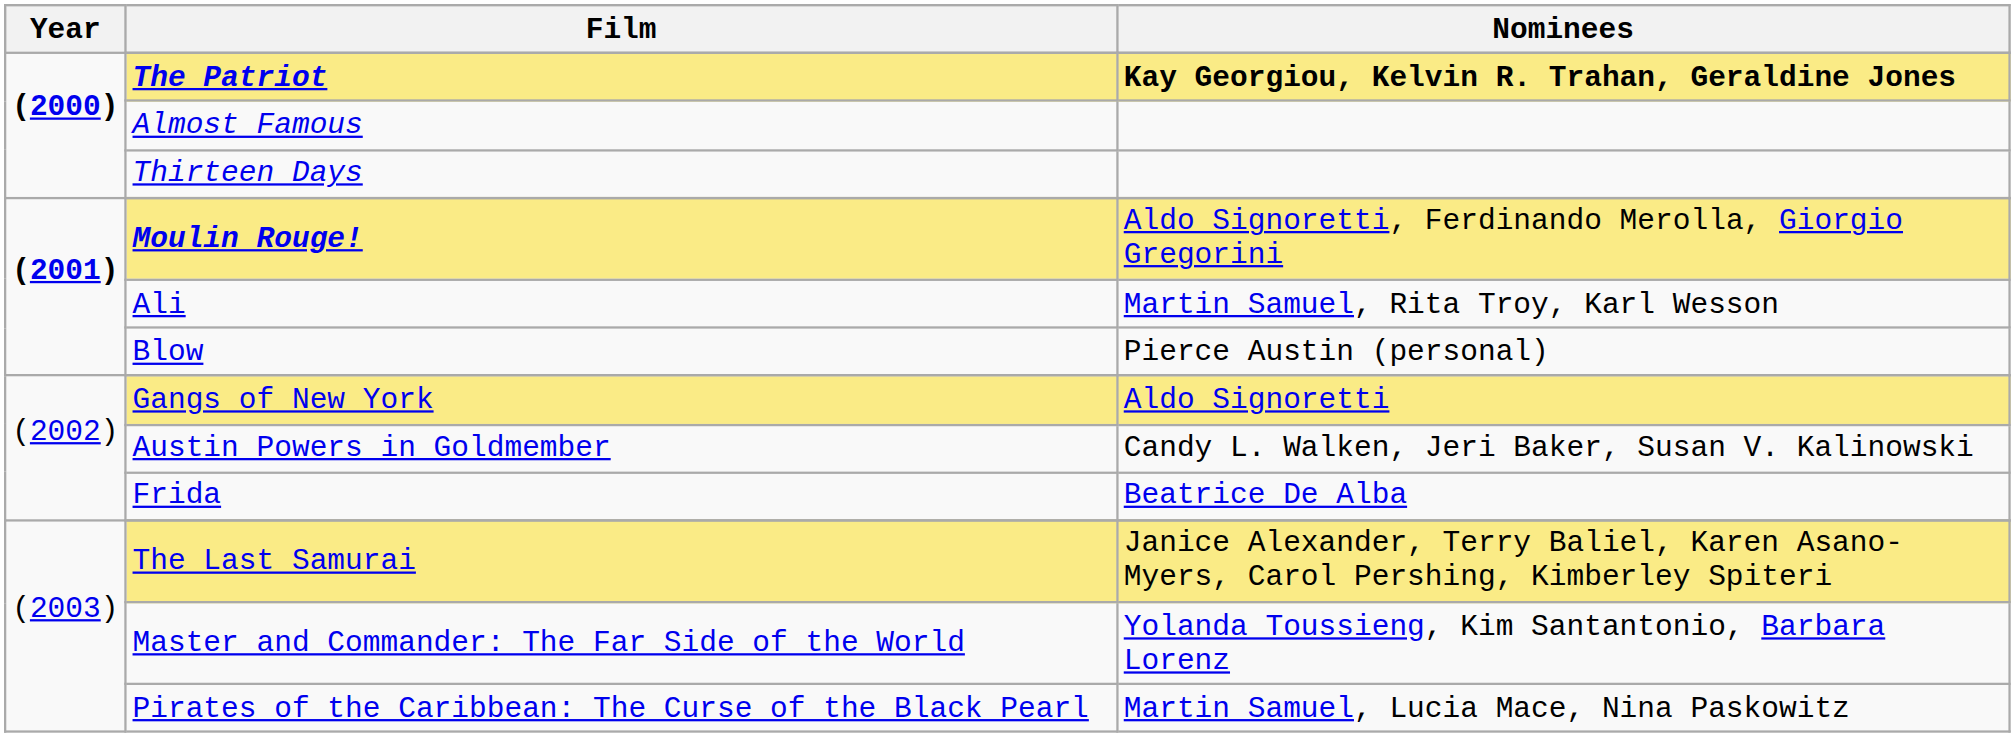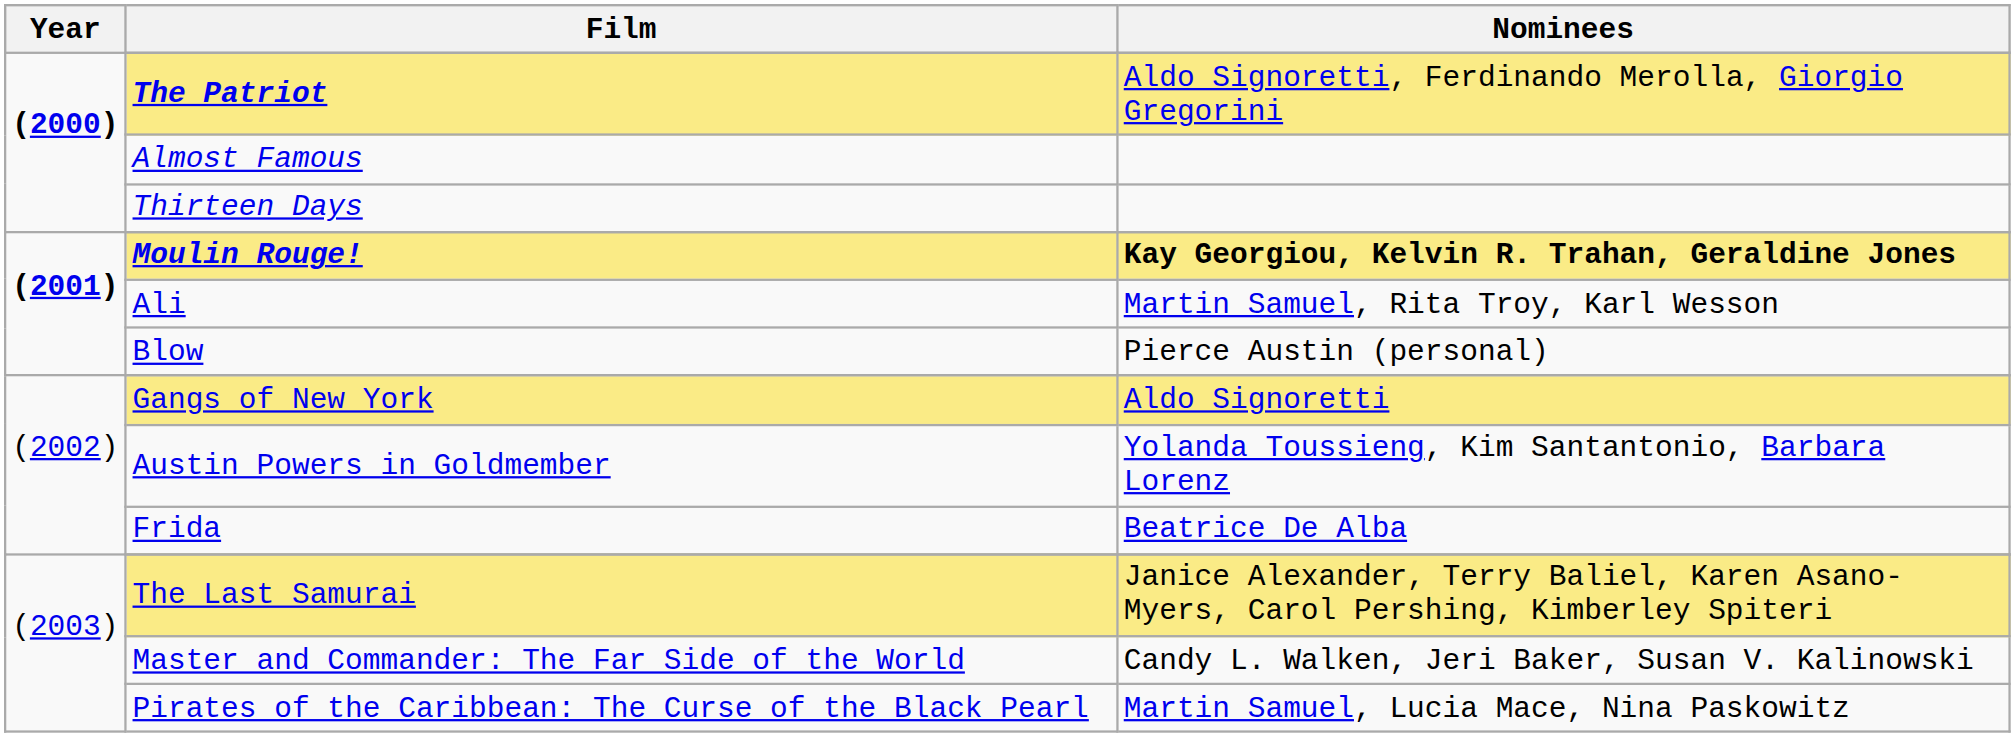(1540, 77) Kay Georgiou, Kelvin R. Trahan, Geraldine Jones -> (1513, 94) Aldo Signoretti, Ferdinando Merolla, Giorgio Gregorini
(1513, 239) Aldo Signoretti, Ferdinando Merolla, Giorgio Gregorini -> (1540, 256) Kay Georgiou, Kelvin R. Trahan, Geraldine Jones
(1549, 448) Candy L. Walken, Jeri Baker, Susan V. Kalinowski -> (1505, 465) Yolanda Toussieng, Kim Santantonio, Barbara Lorenz
(1505, 643) Yolanda Toussieng, Kim Santantonio, Barbara Lorenz -> (1549, 660) Candy L. Walken, Jeri Baker, Susan V. Kalinowski
